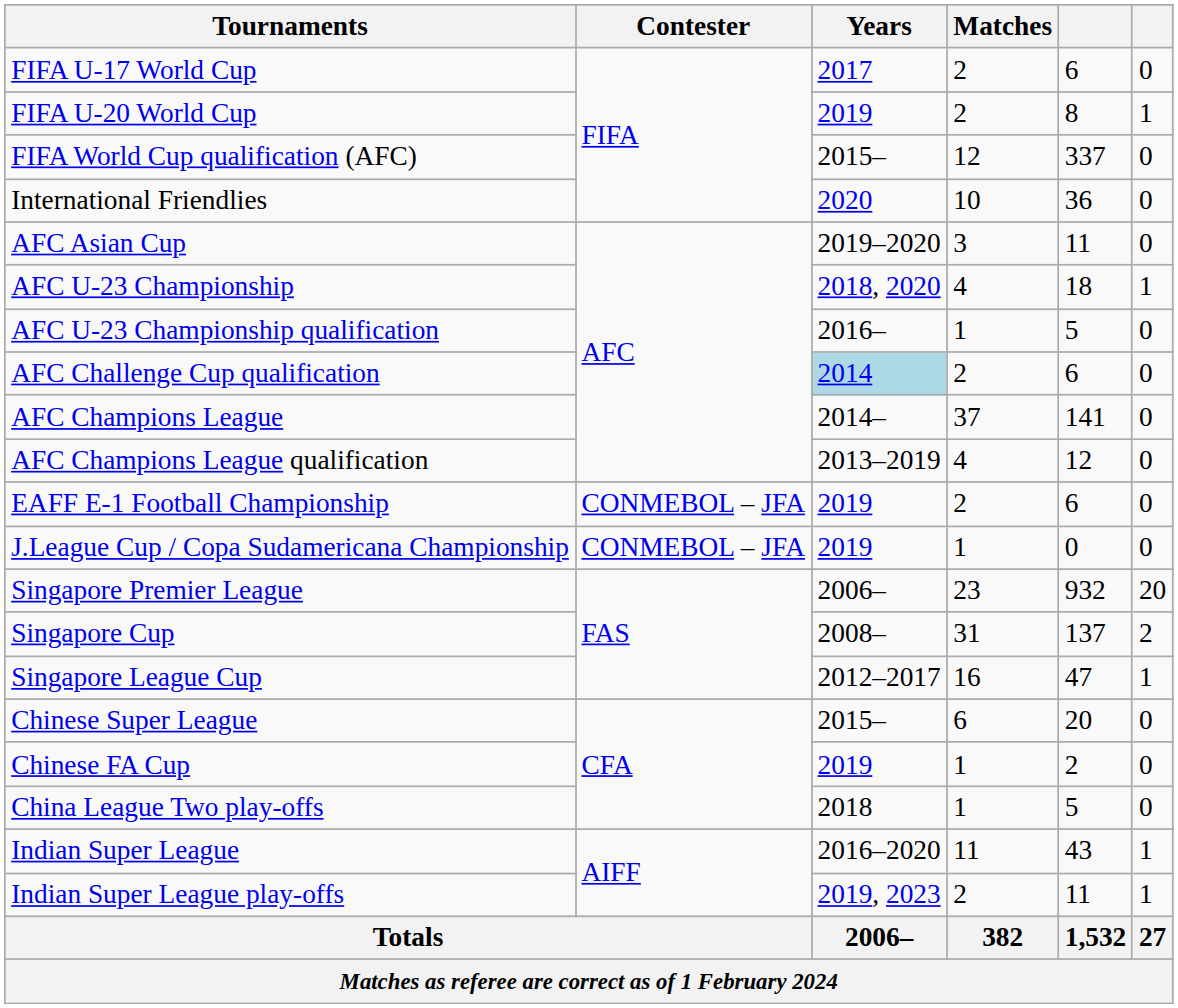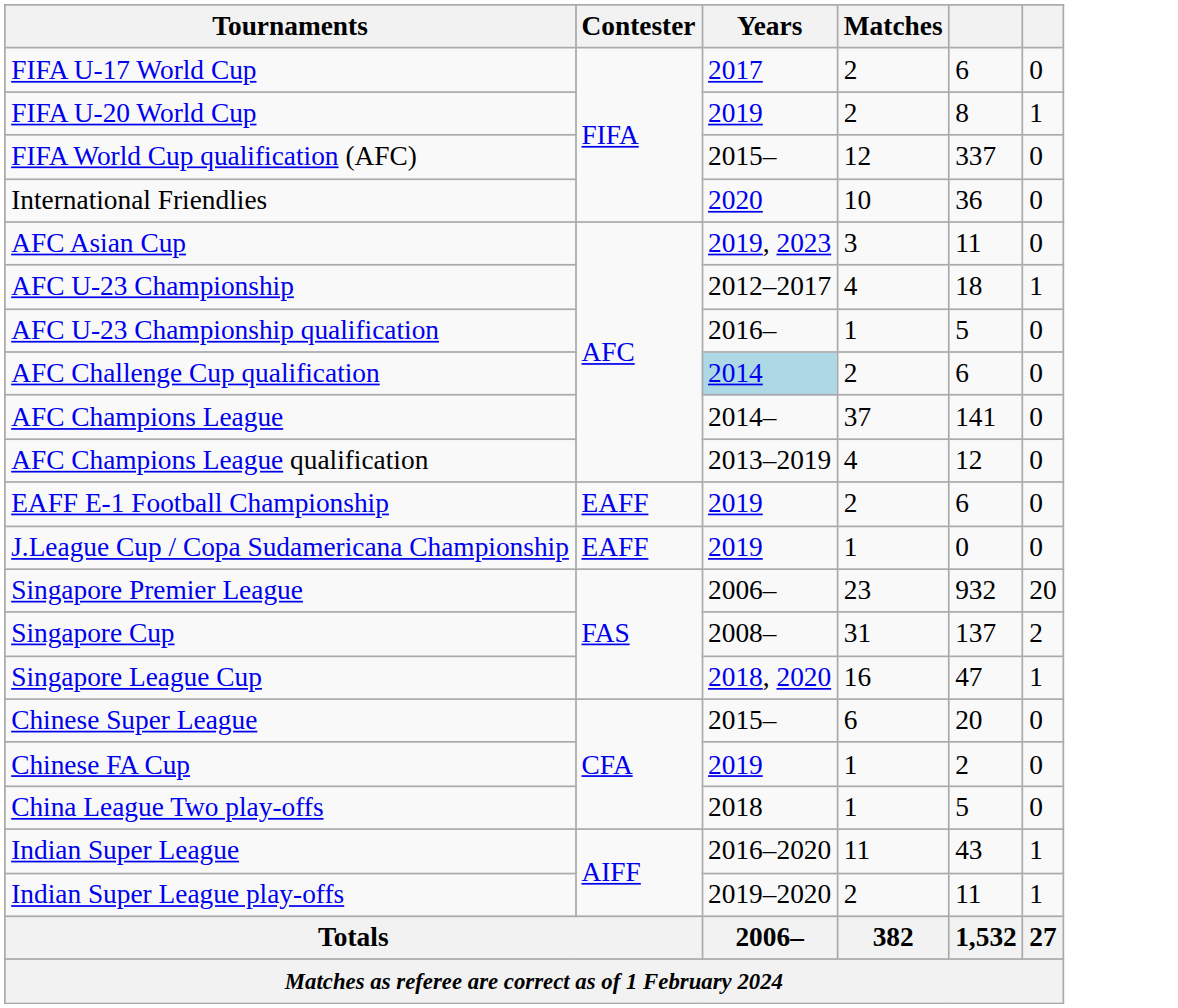(879, 243) 2019–2020 -> (770, 243) 2019, 2023
(879, 286) 2018, 2020 -> (770, 286) 2012–2017
(693, 503) CONMEBOL – JFA -> (615, 503) EAFF
(693, 546) CONMEBOL – JFA -> (615, 546) EAFF
(879, 677) 2012–2017 -> (770, 677) 2018, 2020
(879, 894) 2019, 2023 -> (770, 894) 2019–2020
